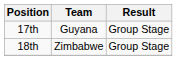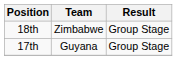rows swapped: (28, 30) <-> (28, 47)
